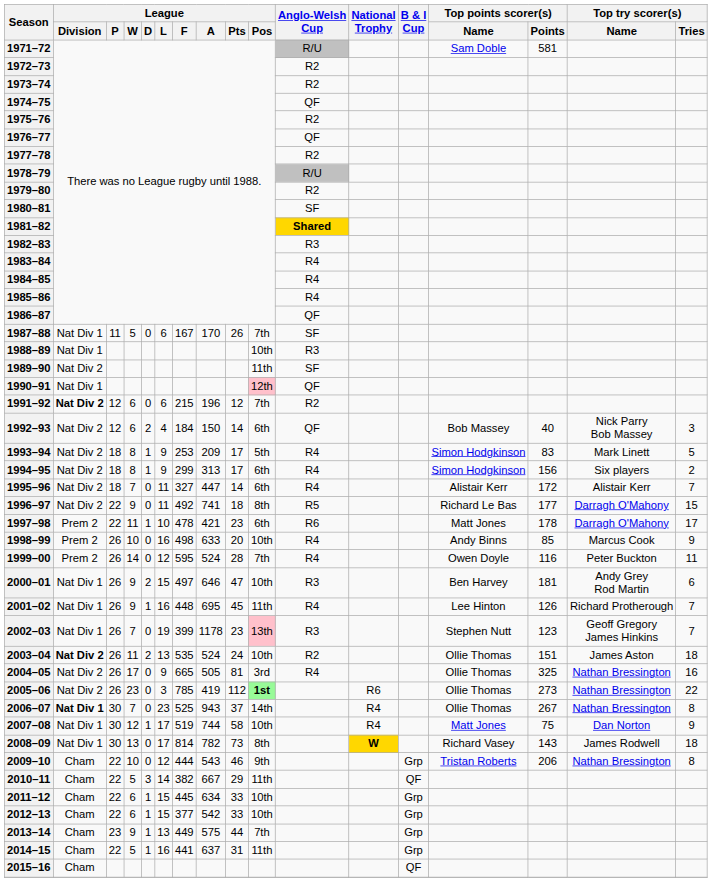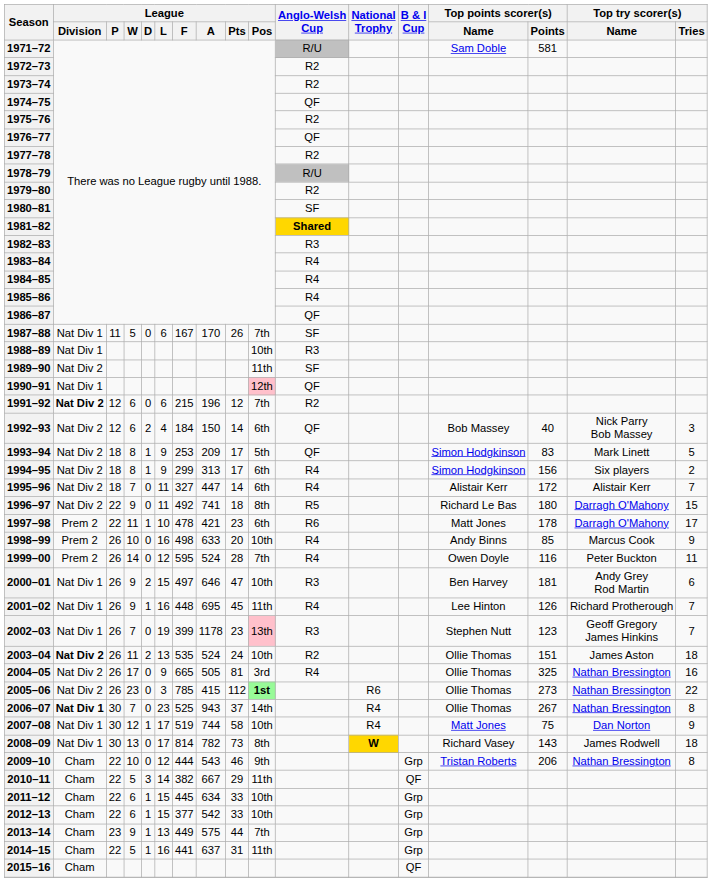(312, 452) R4 -> (312, 452) QF
(548, 505) 177 -> (548, 505) 180
(211, 690) 419 -> (211, 690) 415
